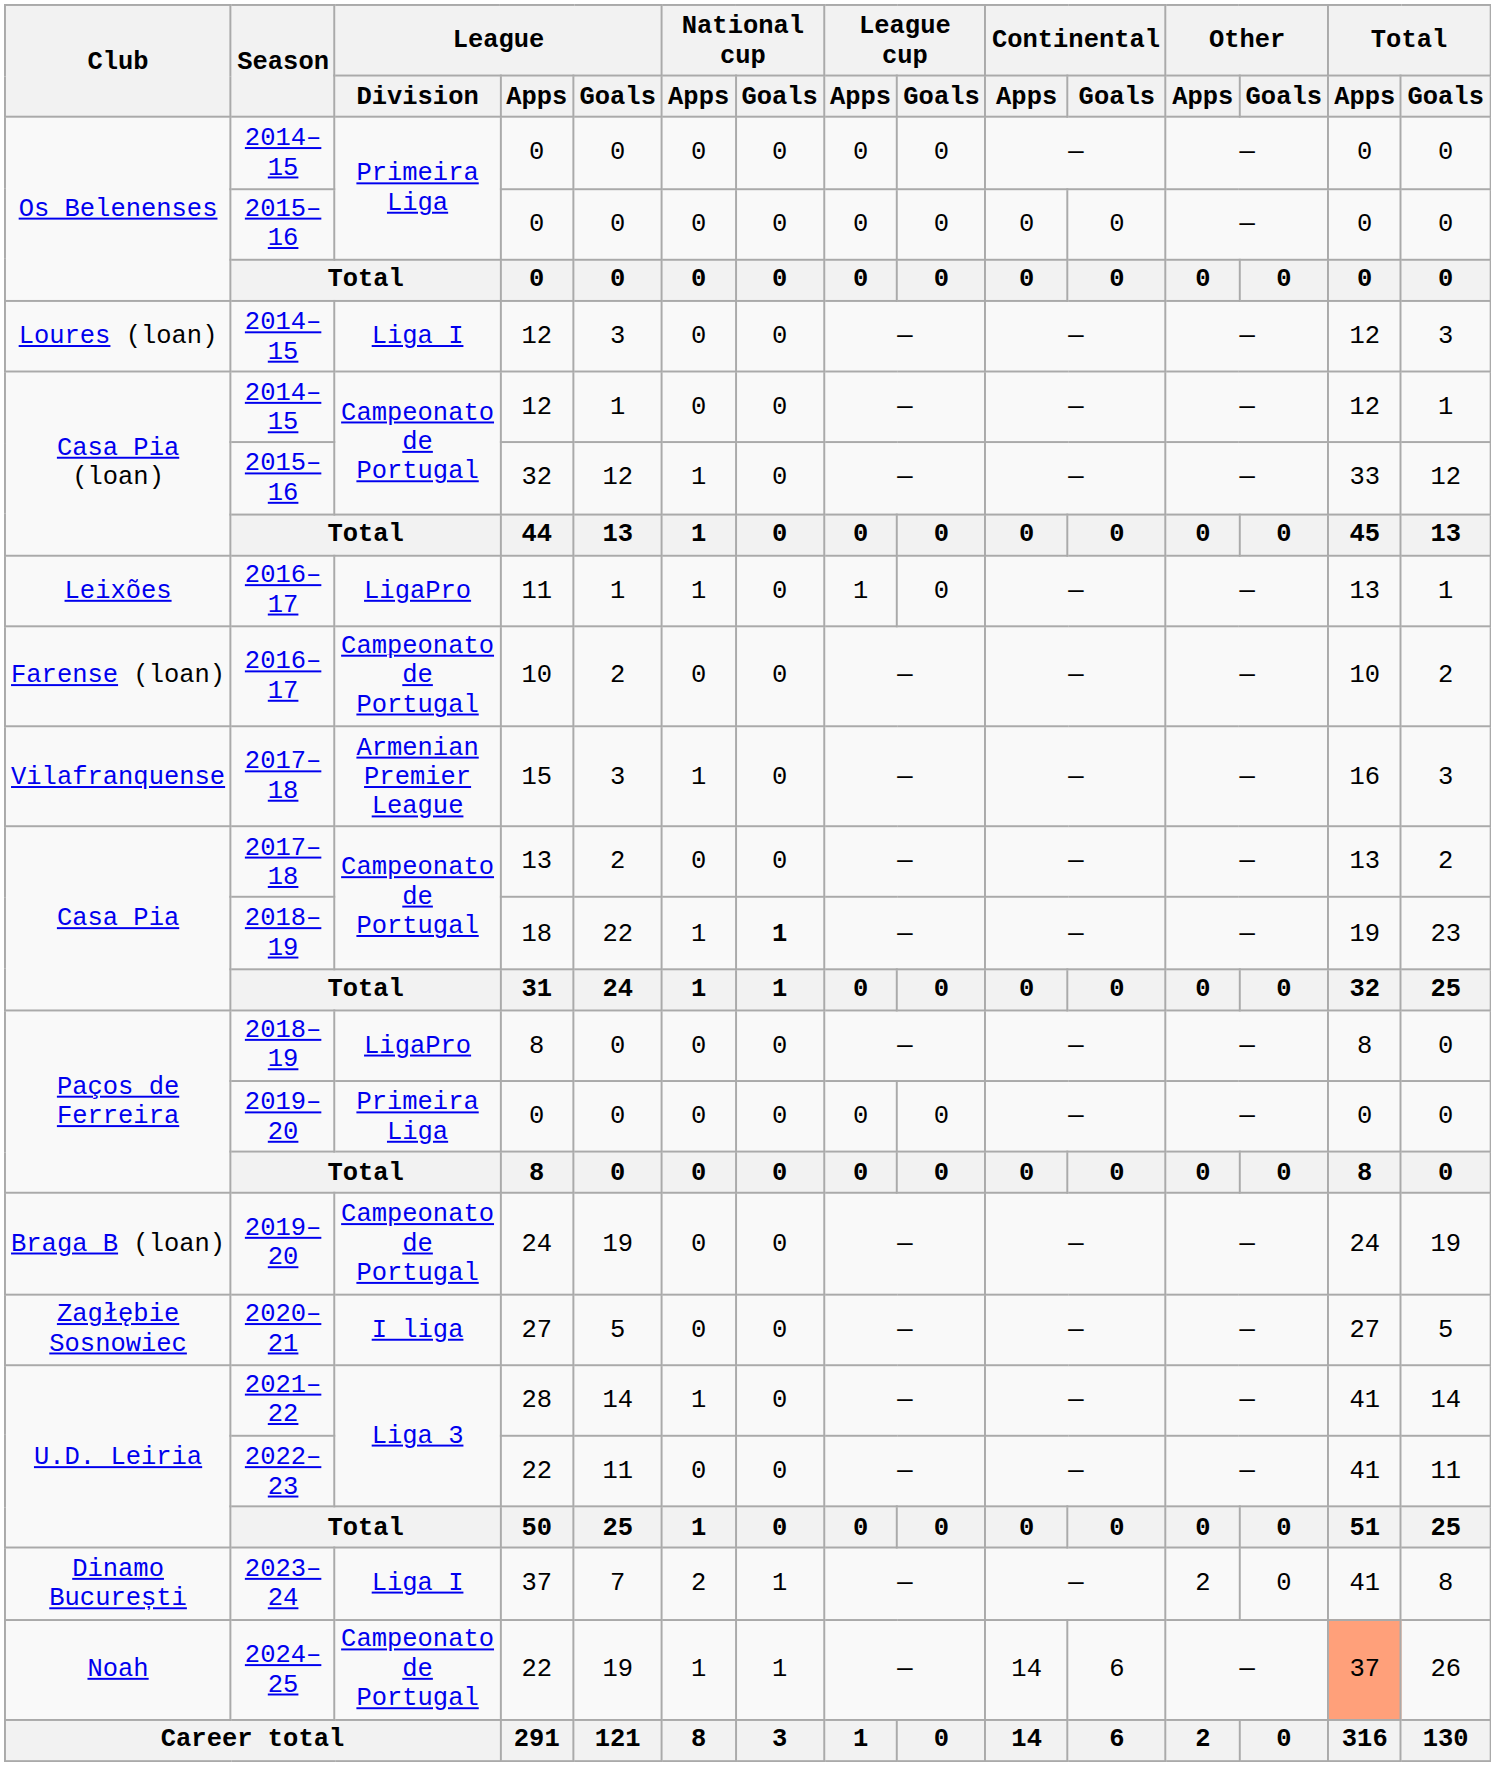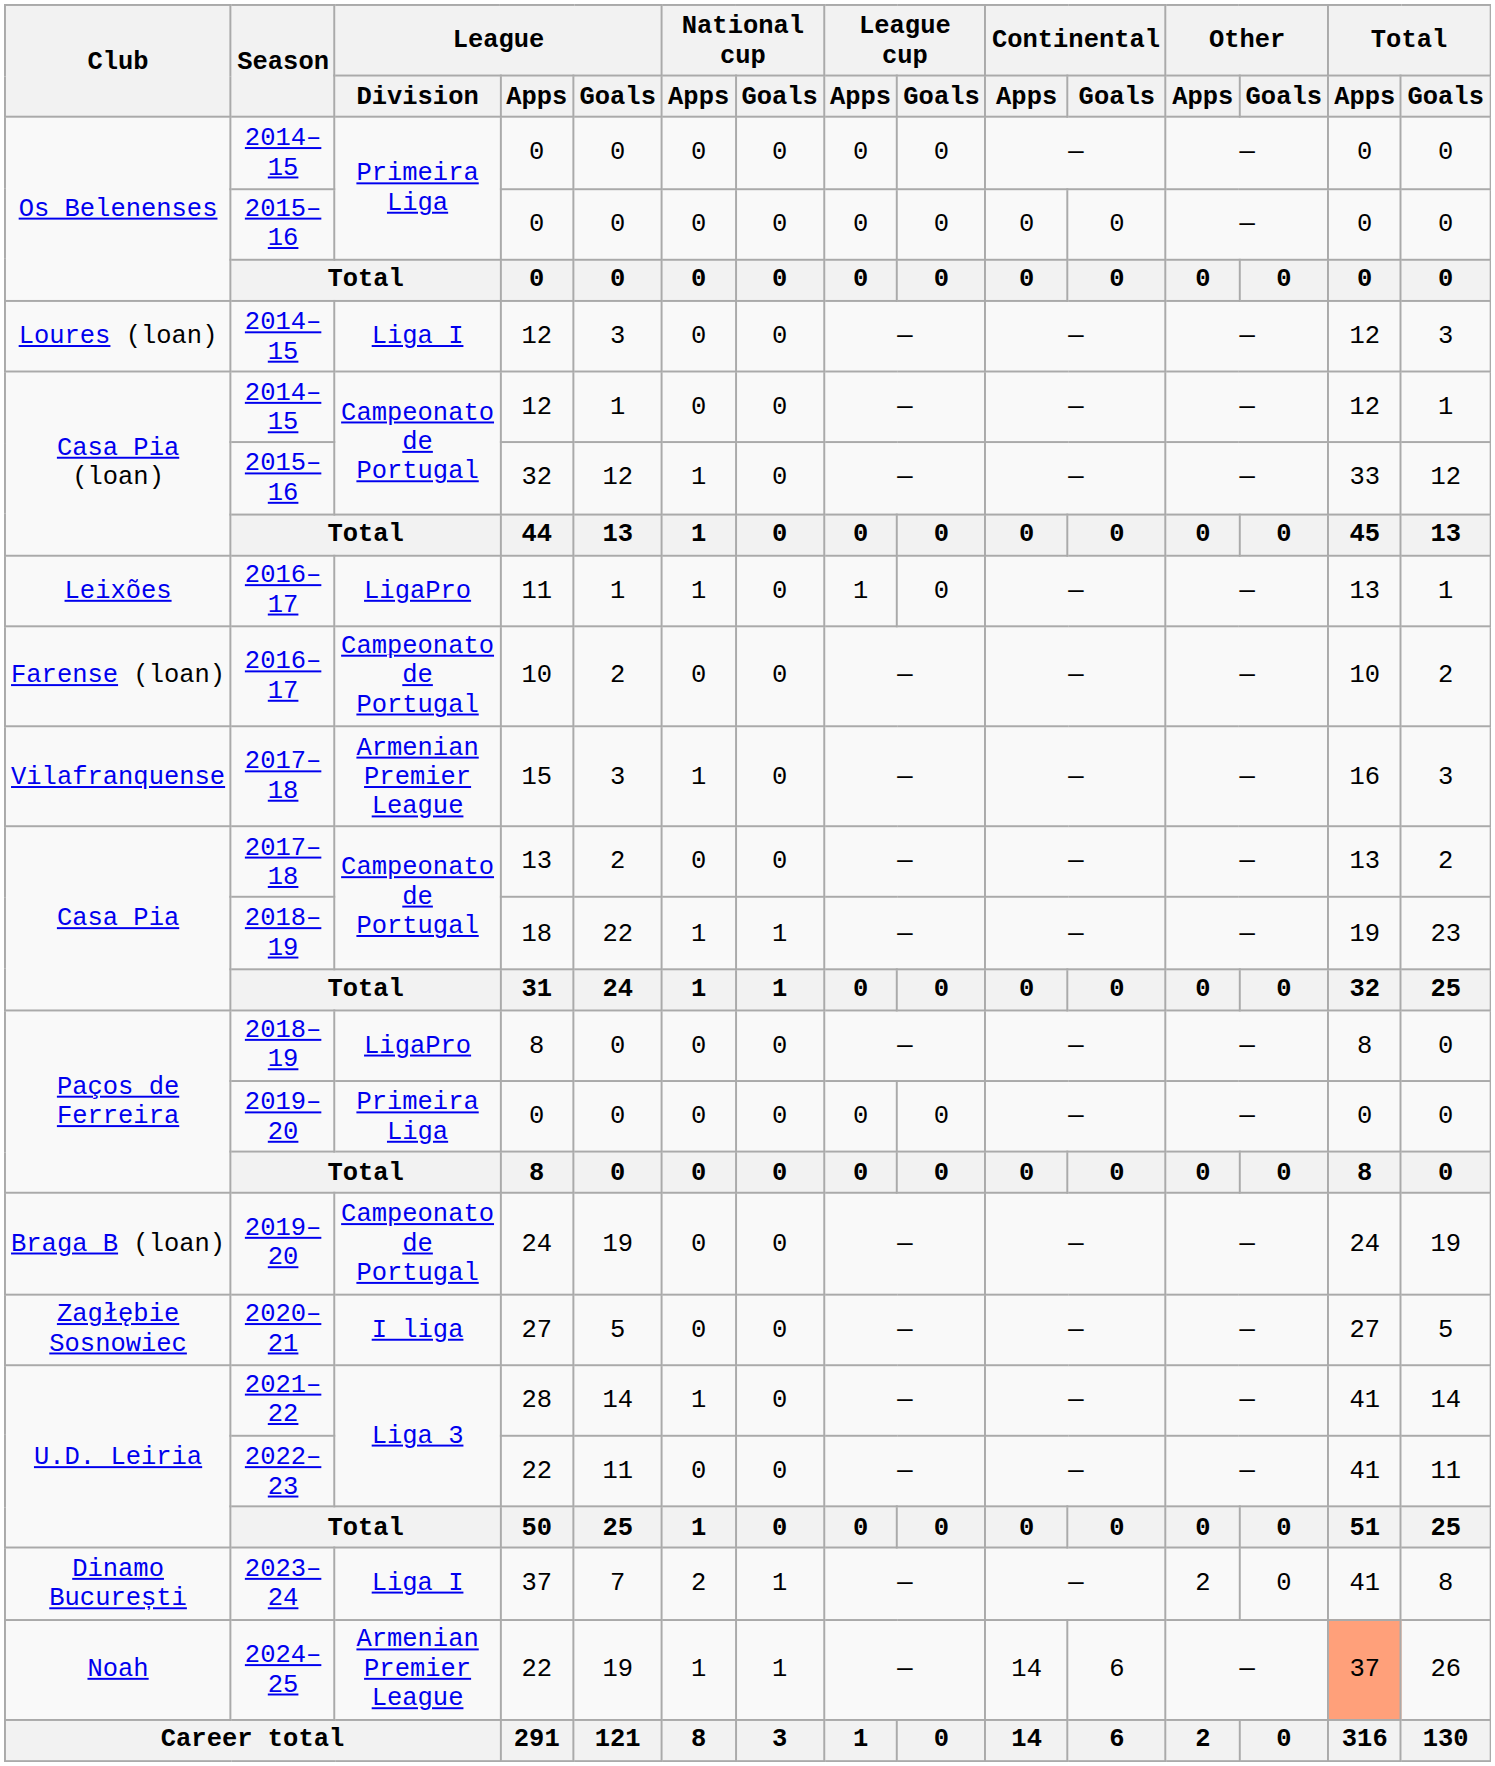(780, 933) bold -> (780, 933) normal
(418, 1669) Campeonato de Portugal -> (418, 1669) Armenian Premier League
